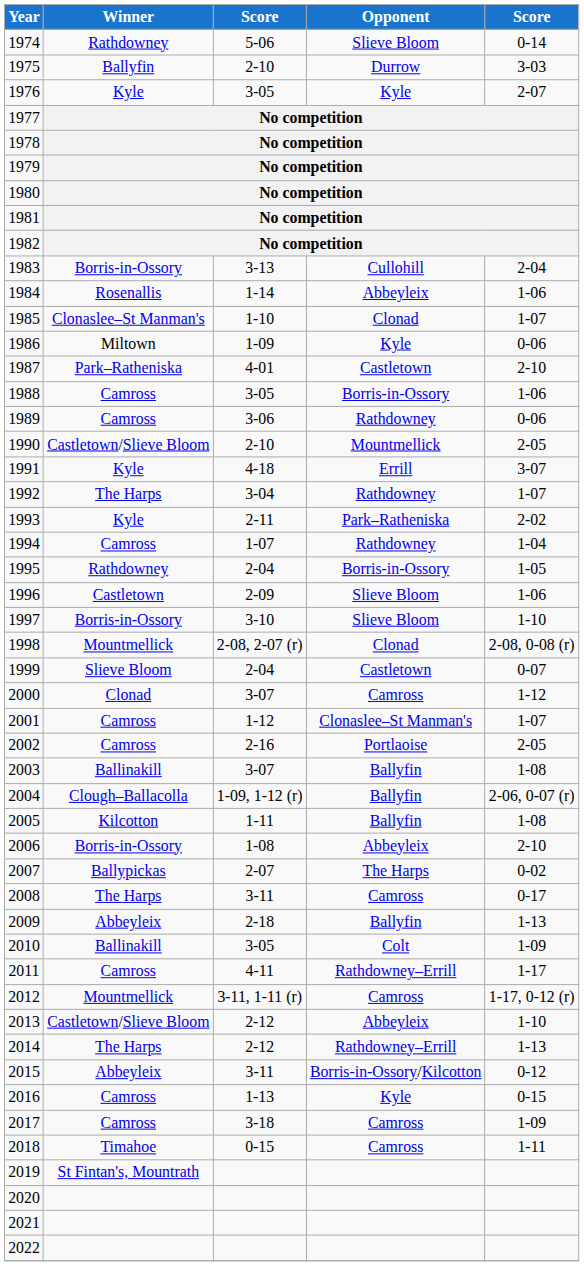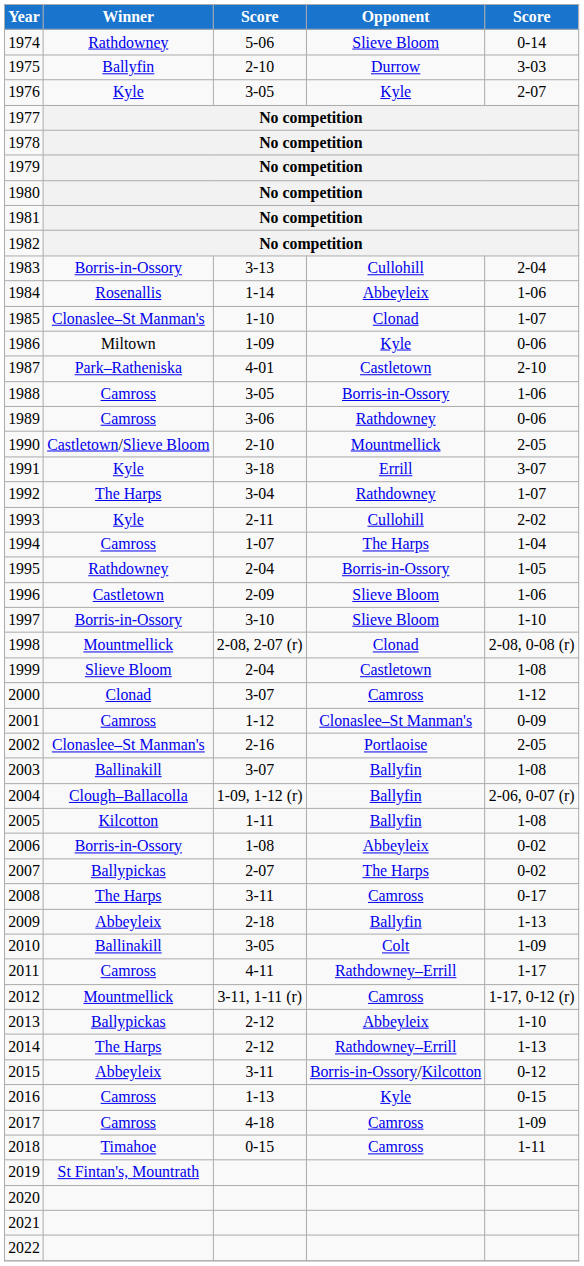(260, 469) 4-18 -> (260, 469) 3-18
(396, 519) Park–Ratheniska -> (396, 519) Cullohill
(396, 544) Rathdowney -> (396, 544) The Harps
(532, 670) 0-07 -> (532, 670) 1-08
(532, 720) 1-07 -> (532, 720) 0-09
(128, 745) Camross -> (128, 745) Clonaslee–St Manman's
(532, 846) 2-10 -> (532, 846) 0-02
(128, 1021) Castletown/Slieve Bloom -> (128, 1021) Ballypickas
(260, 1122) 3-18 -> (260, 1122) 4-18
